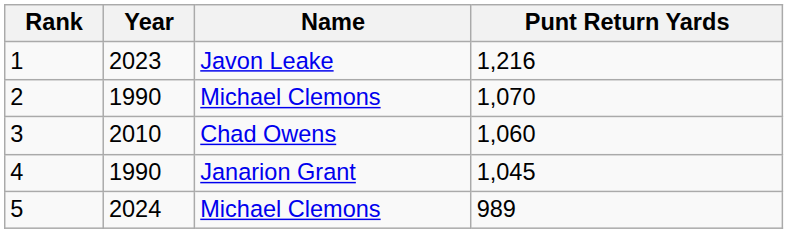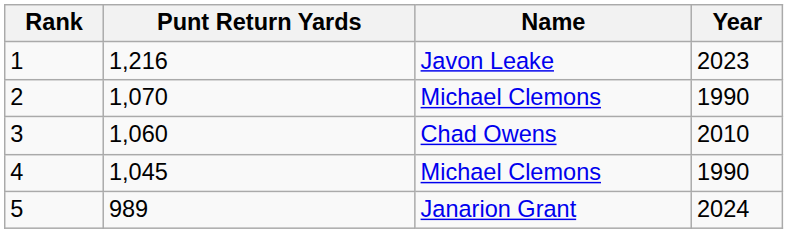columns swapped: (627, 23) <-> (149, 23)
(278, 172) Janarion Grant -> (511, 172) Michael Clemons
(290, 209) Michael Clemons -> (498, 209) Janarion Grant
